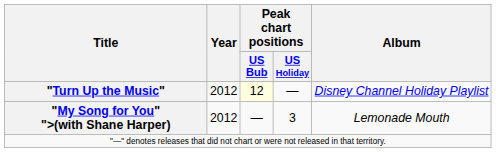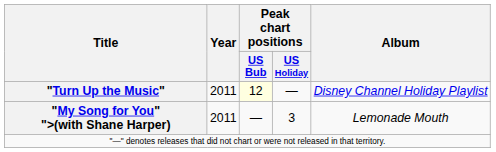(224, 91) 2012 -> (223, 91) 2011
(224, 117) 2012 -> (223, 117) 2011
